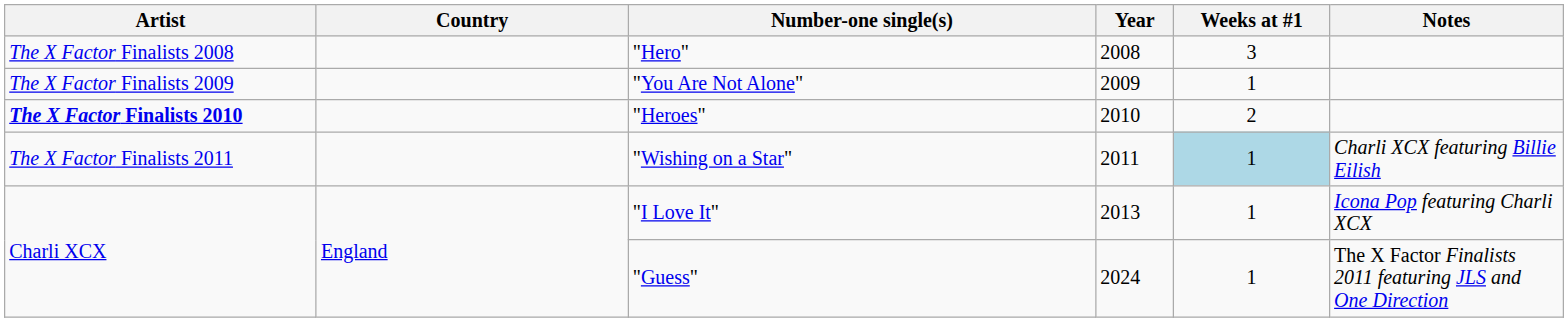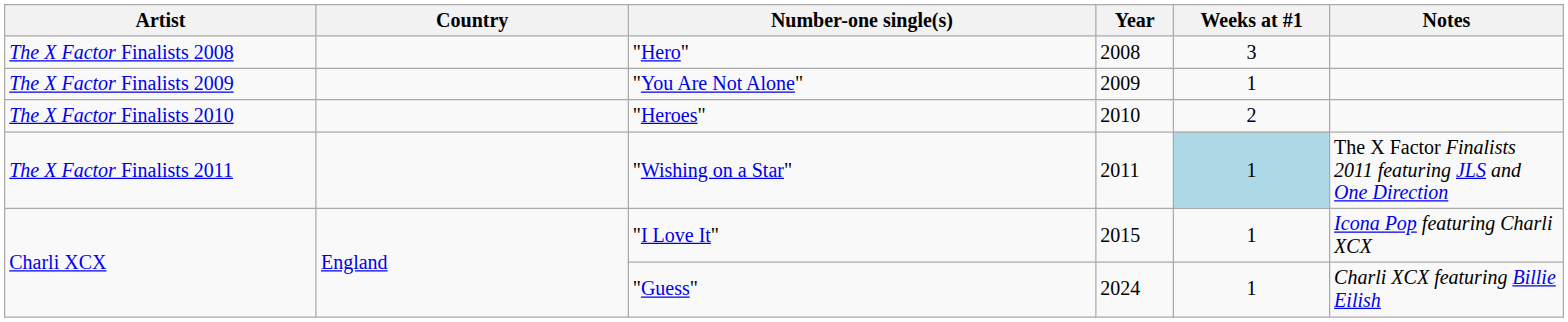(126, 115) bold -> (121, 115) normal
(1445, 158) Charli XCX featuring Billie Eilish -> (1428, 169) The X Factor Finalists 2011 featuring JLS and One Direction
(1120, 212) 2013 -> (1120, 235) 2015
(1428, 278) The X Factor Finalists 2011 featuring JLS and One Direction -> (1445, 289) Charli XCX featuring Billie Eilish
